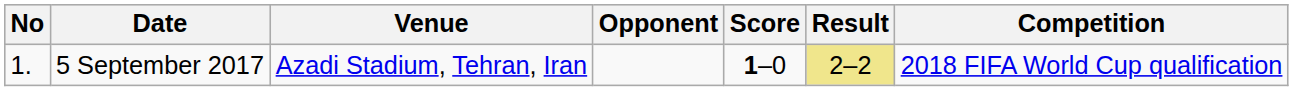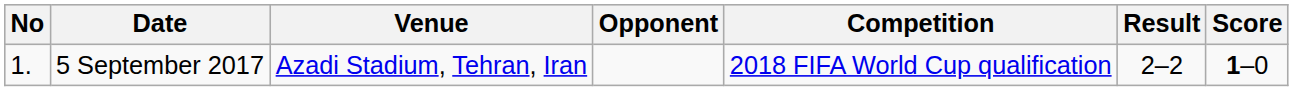columns swapped: (765, 24) <-> (1092, 24)
(850, 64) khaki background -> (1162, 64) no background
